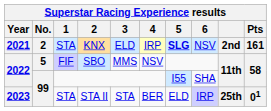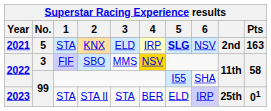(43, 45) 2 -> (43, 45) 5
(255, 45) 161 -> (255, 45) 163
(43, 62) 5 -> (43, 62) 3
(153, 62) no background -> (153, 62) gold background
